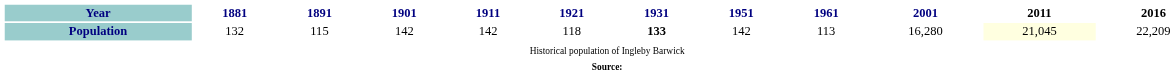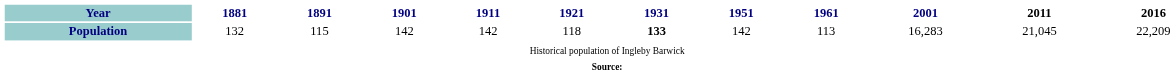(926, 31) 16,280 -> (926, 31) 16,283
(1039, 31) lightyellow background -> (1039, 31) no background
